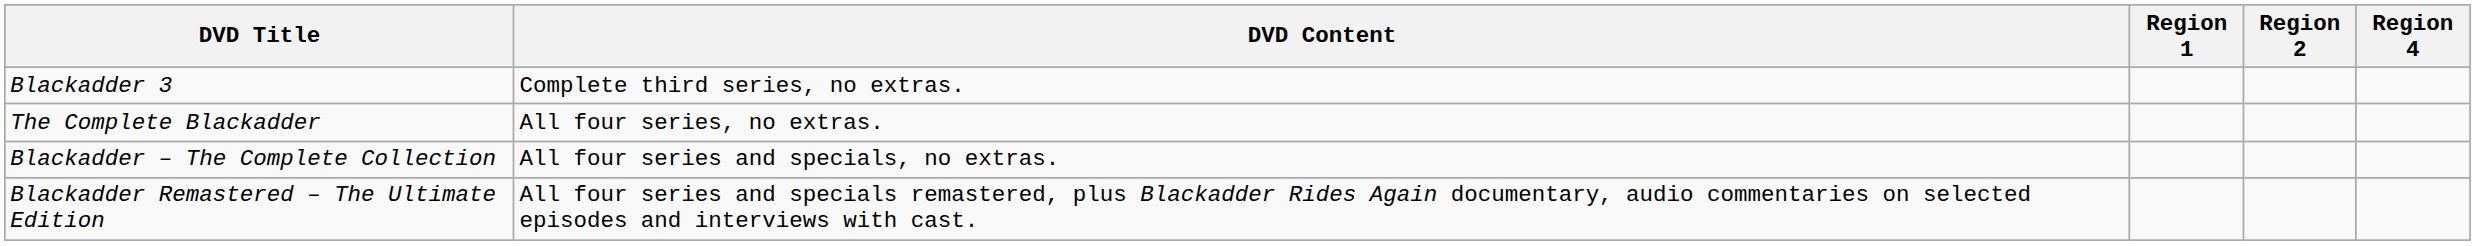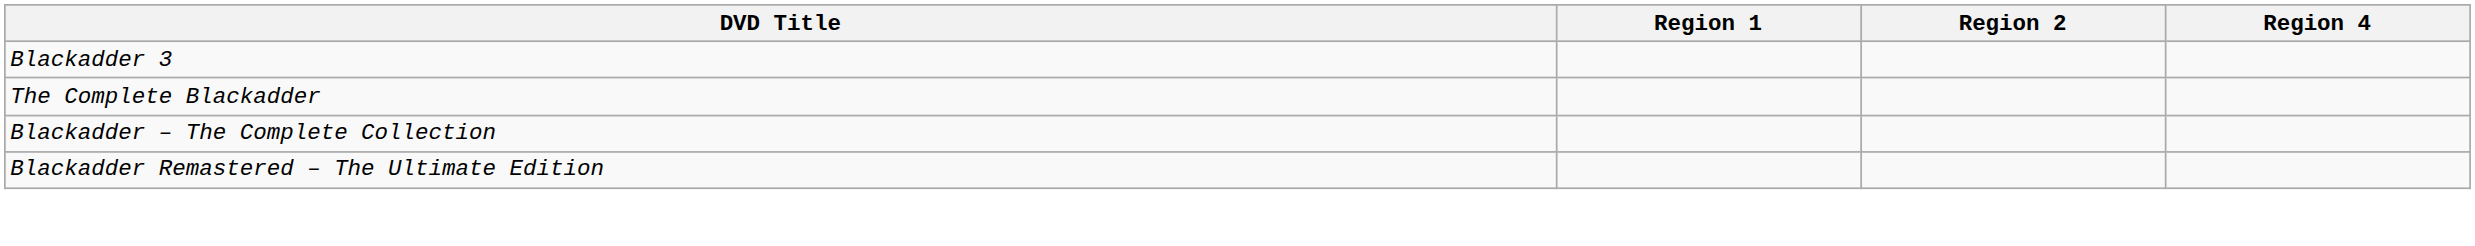- column: (1322, 36)
